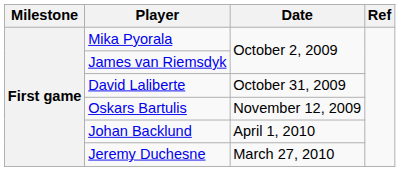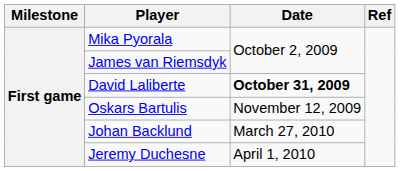(289, 85) normal -> (292, 85) bold
(274, 131) April 1, 2010 -> (284, 131) March 27, 2010
(284, 154) March 27, 2010 -> (274, 154) April 1, 2010
